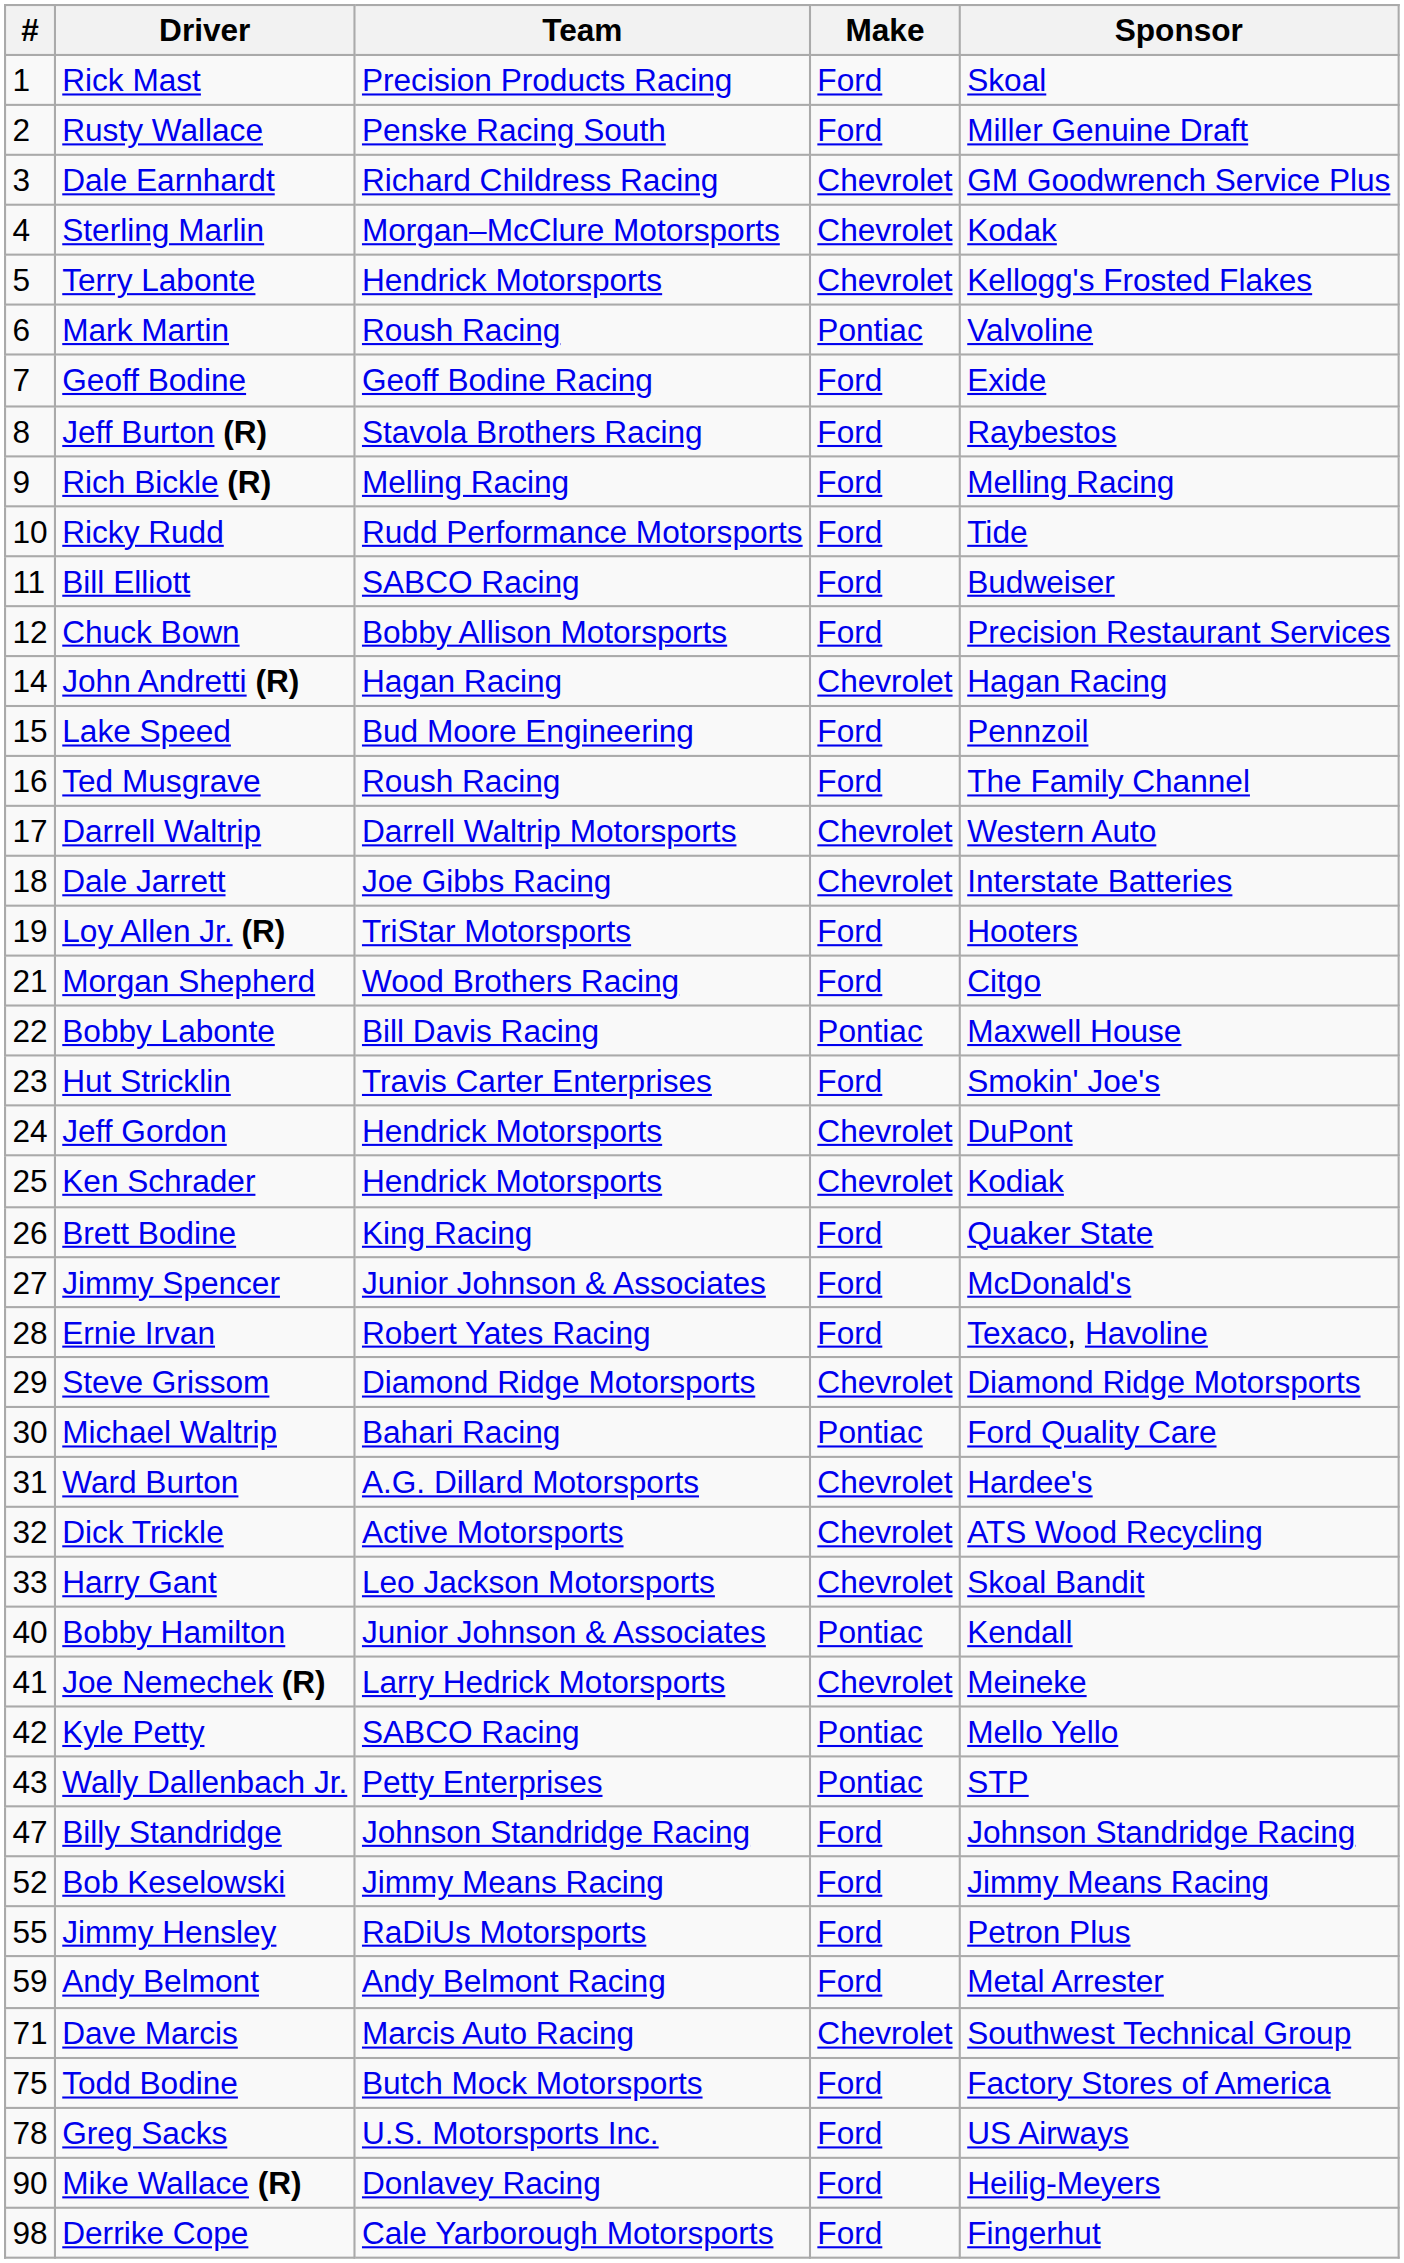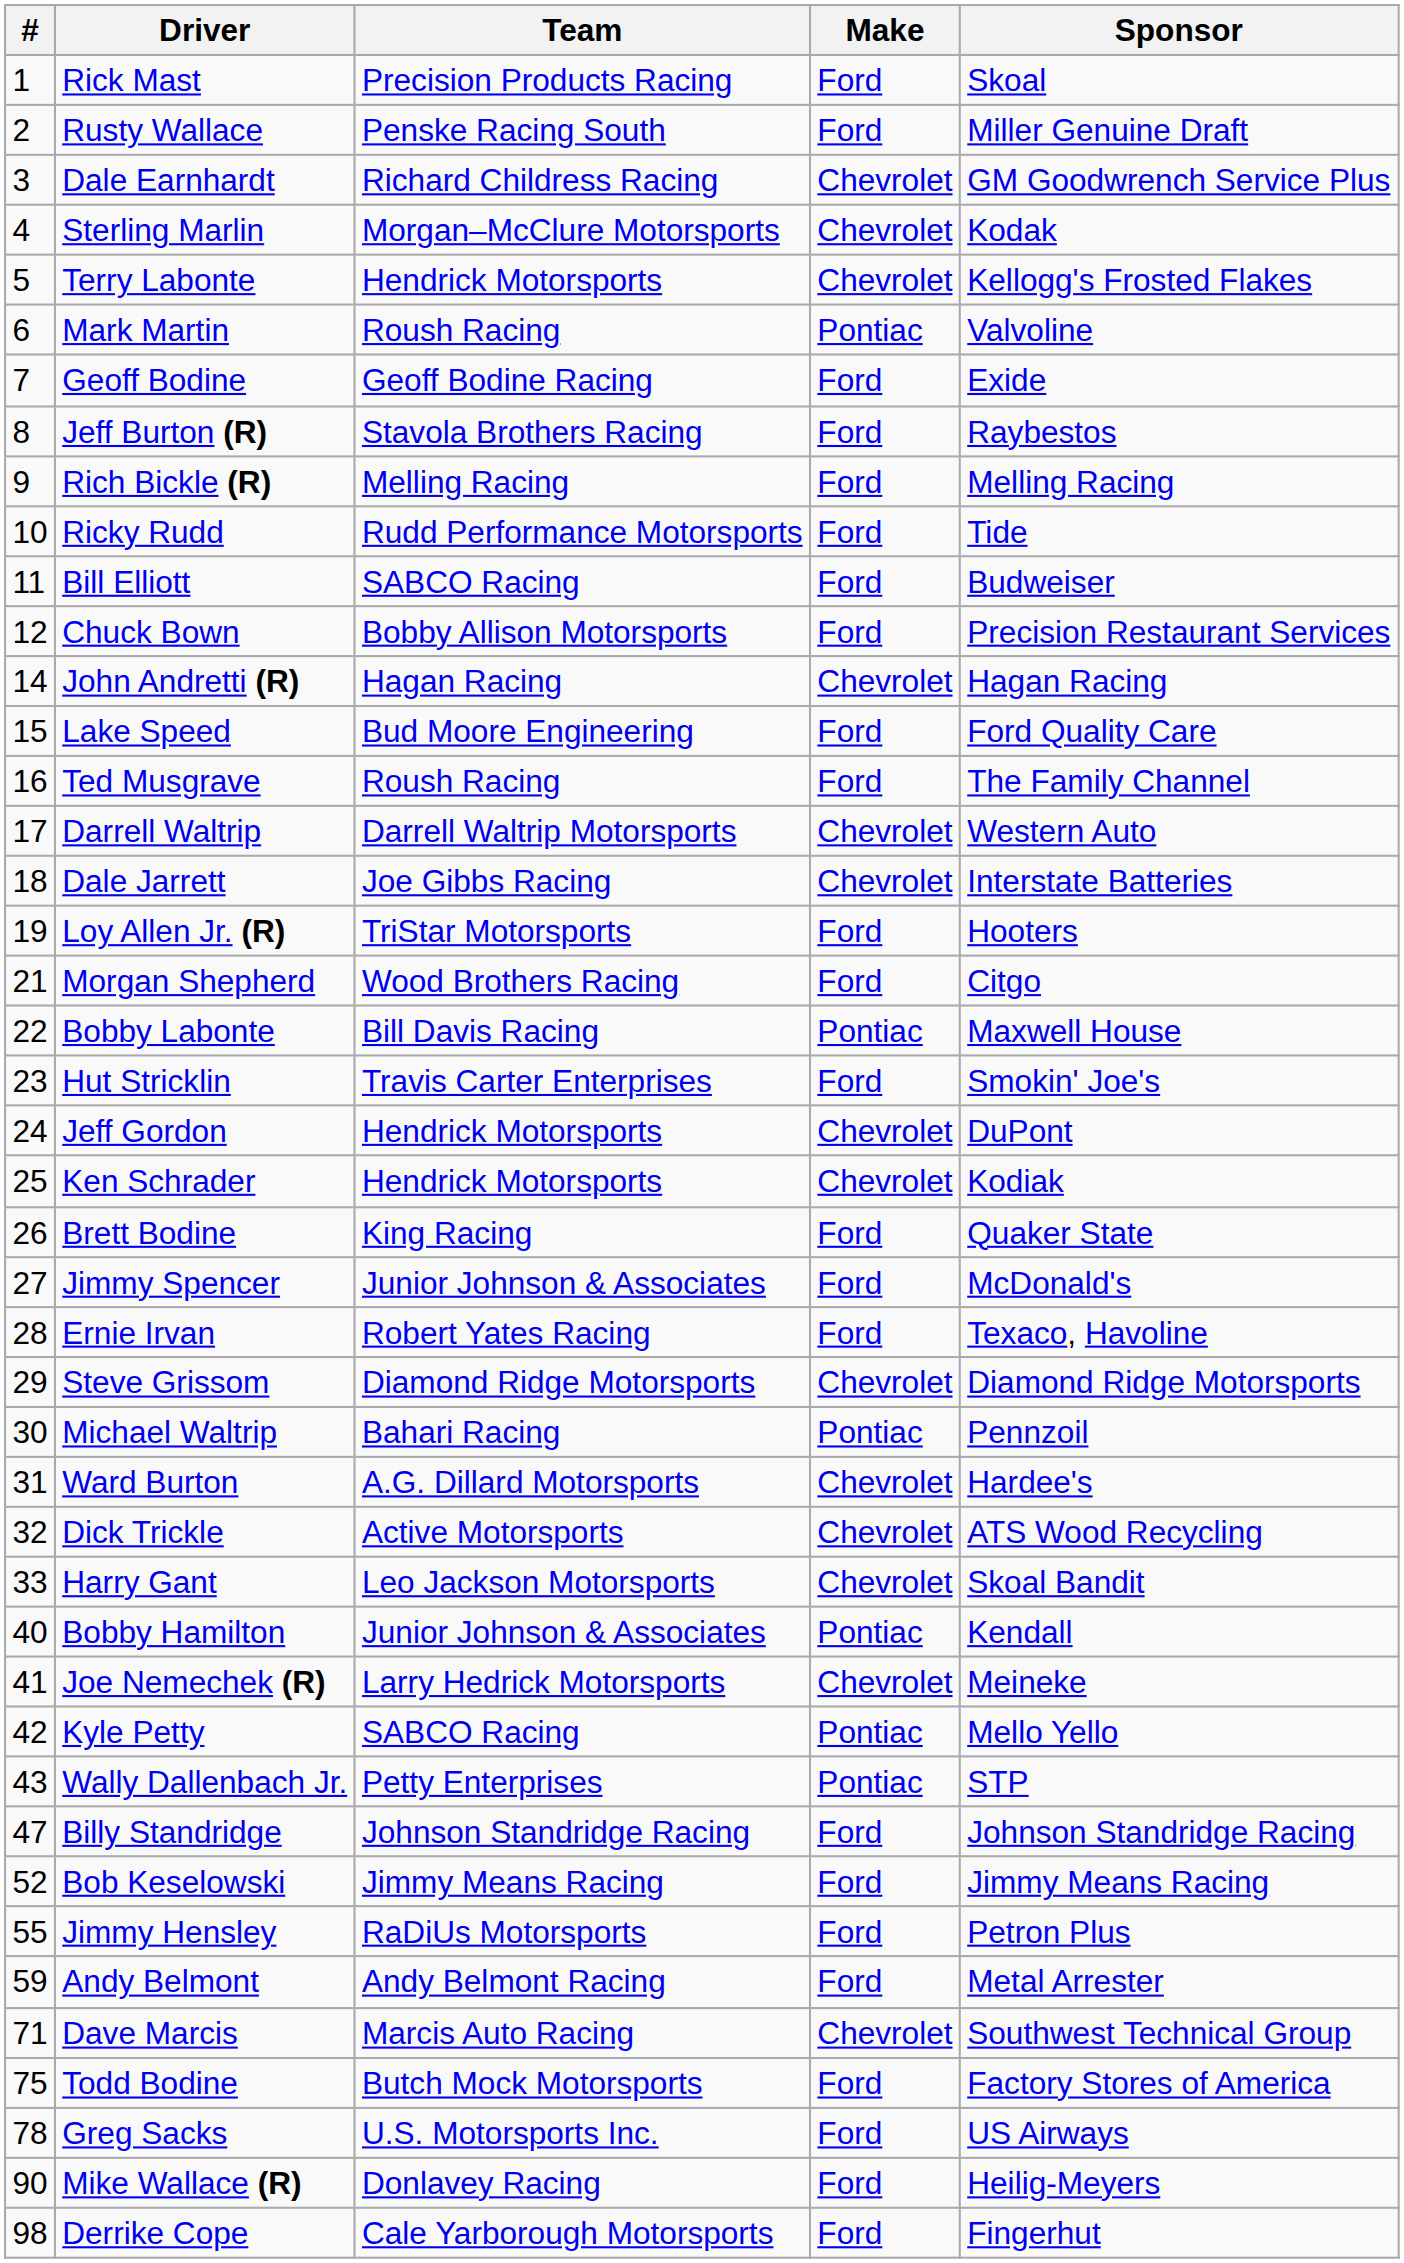(1028, 731) Pennzoil -> (1092, 731) Ford Quality Care
(1092, 1432) Ford Quality Care -> (1028, 1432) Pennzoil
